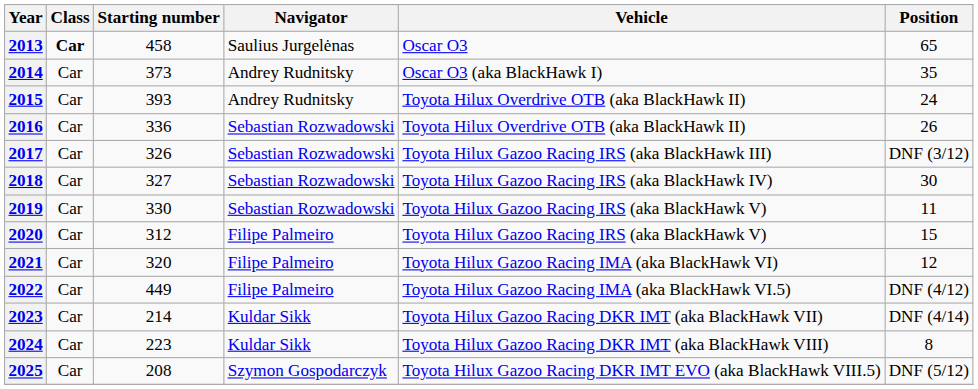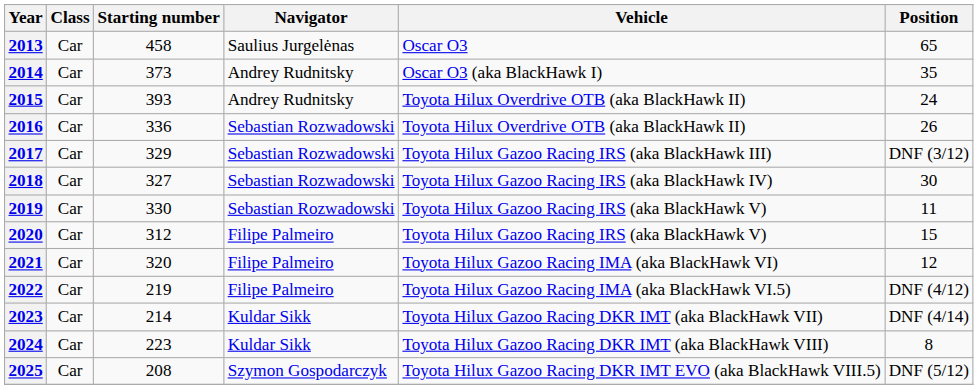(70, 45) bold -> (70, 45) normal
(159, 153) 326 -> (159, 153) 329
(159, 289) 449 -> (159, 289) 219
